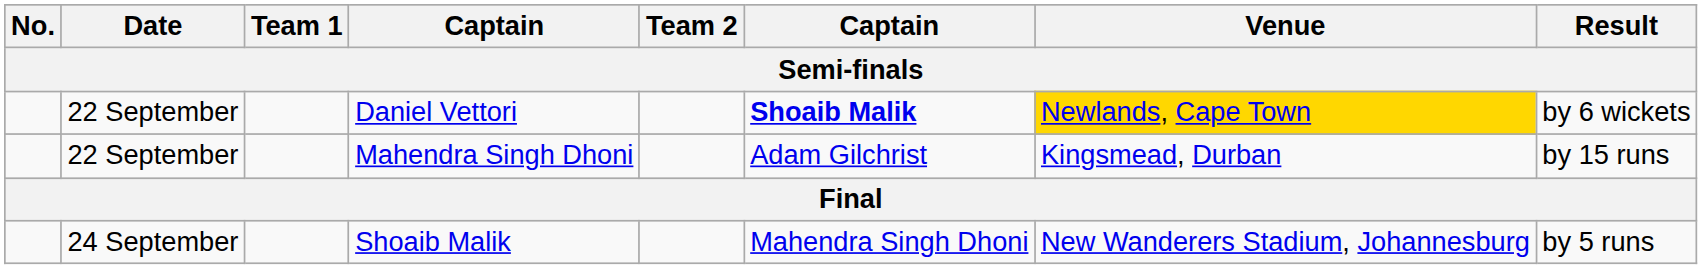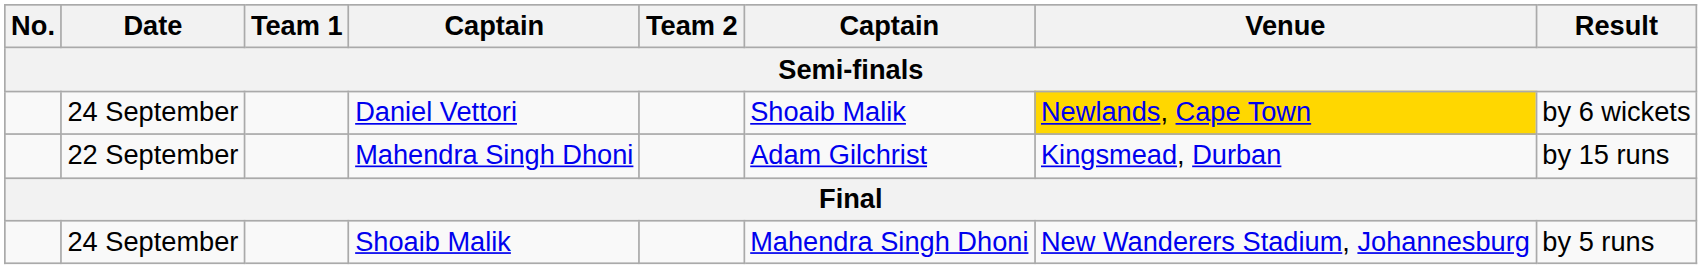(153, 112) 22 September -> (153, 112) 24 September
(833, 112) bold -> (828, 112) normal
